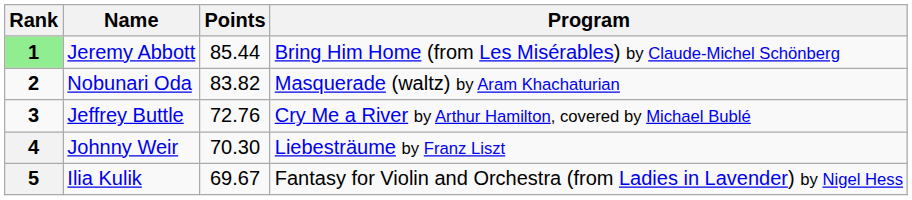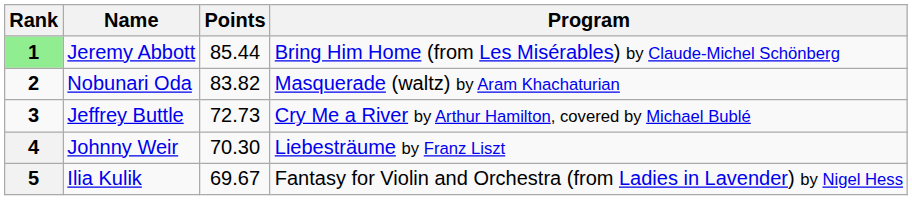(235, 115) 72.76 -> (235, 115) 72.73
